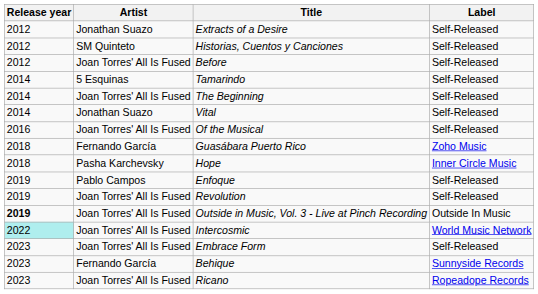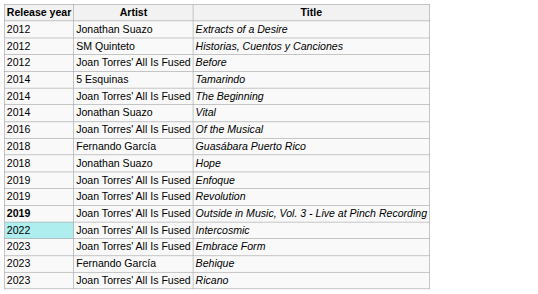- column: (482, 12)
(120, 163) Pasha Karchevsky -> (114, 163) Jonathan Suazo
(111, 180) Pablo Campos -> (133, 180) Joan Torres' All Is Fused
